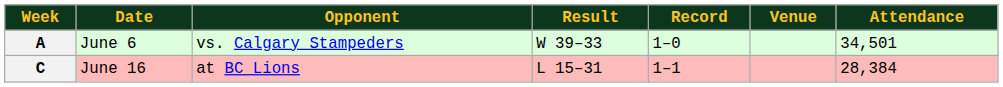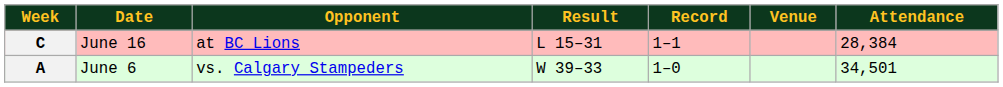rows swapped: (40, 43) <-> (40, 69)
